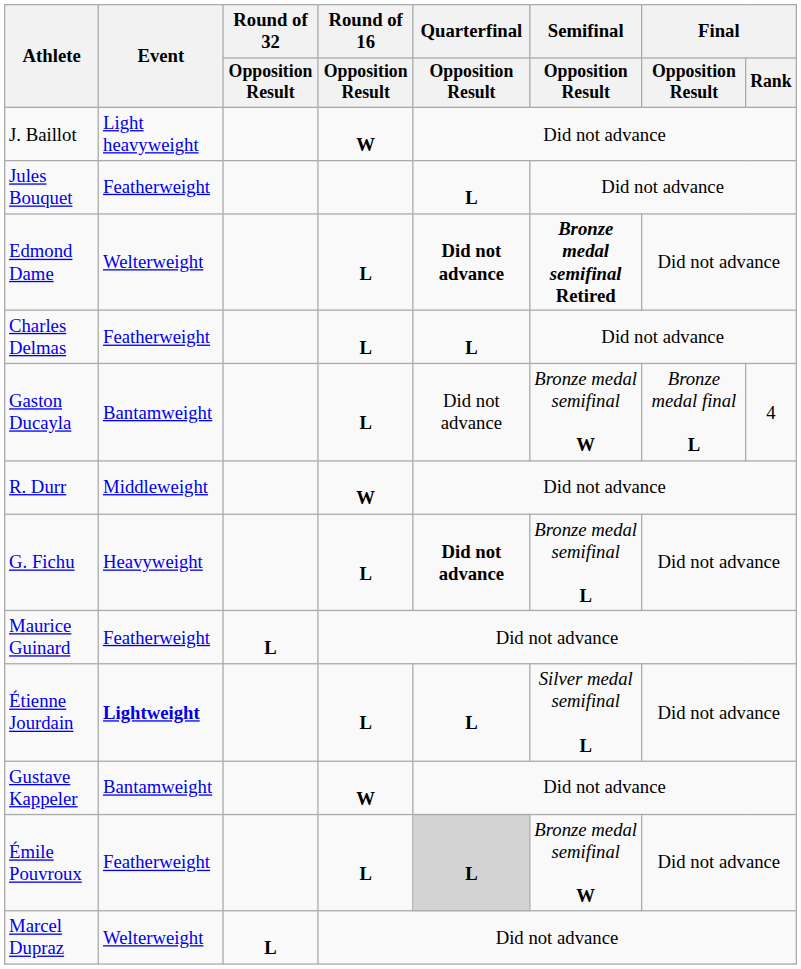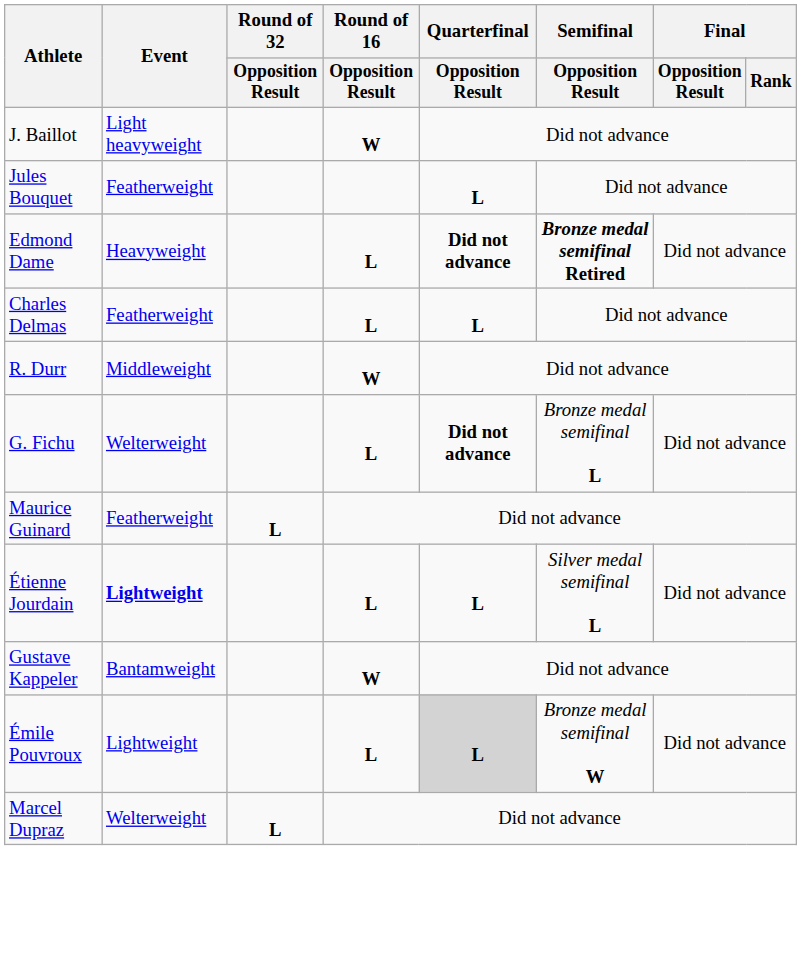(153, 262) Welterweight -> (156, 251) Heavyweight
- row: (40, 412)
(153, 562) Heavyweight -> (156, 443) Welterweight
(157, 863) Featherweight -> (152, 743) Lightweight
